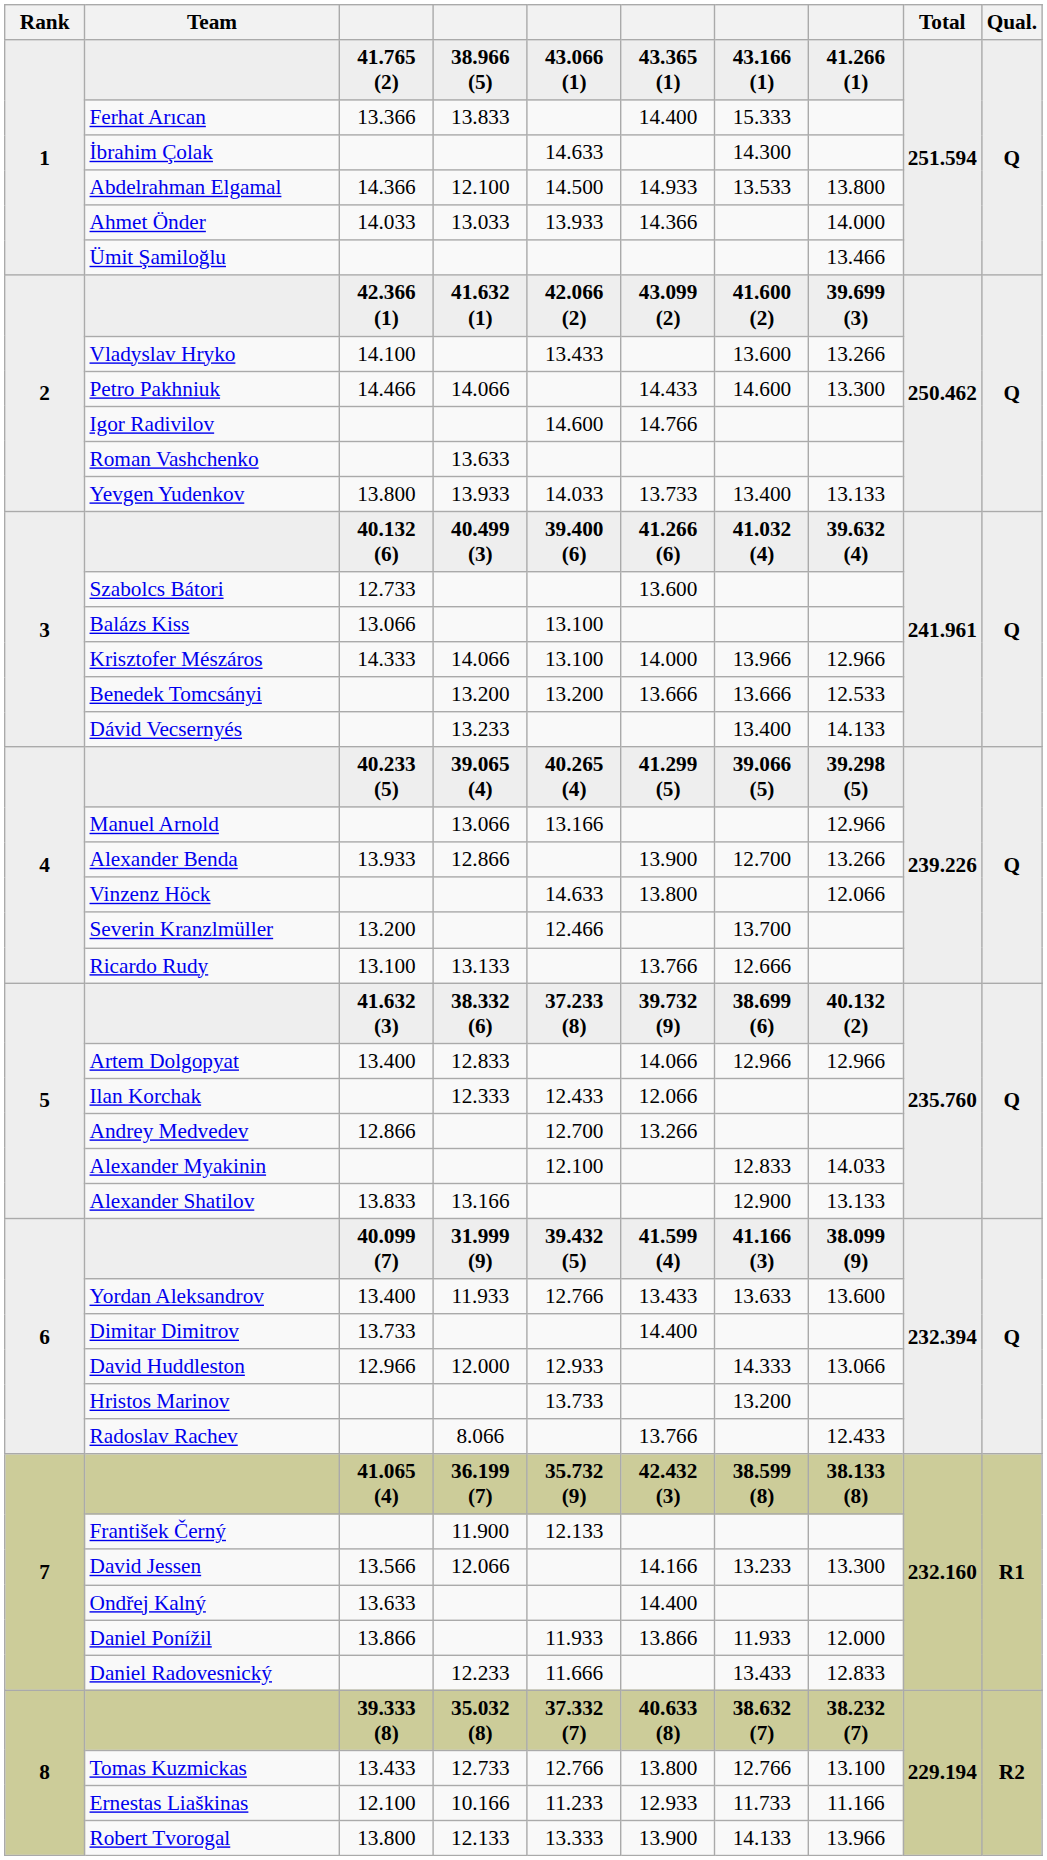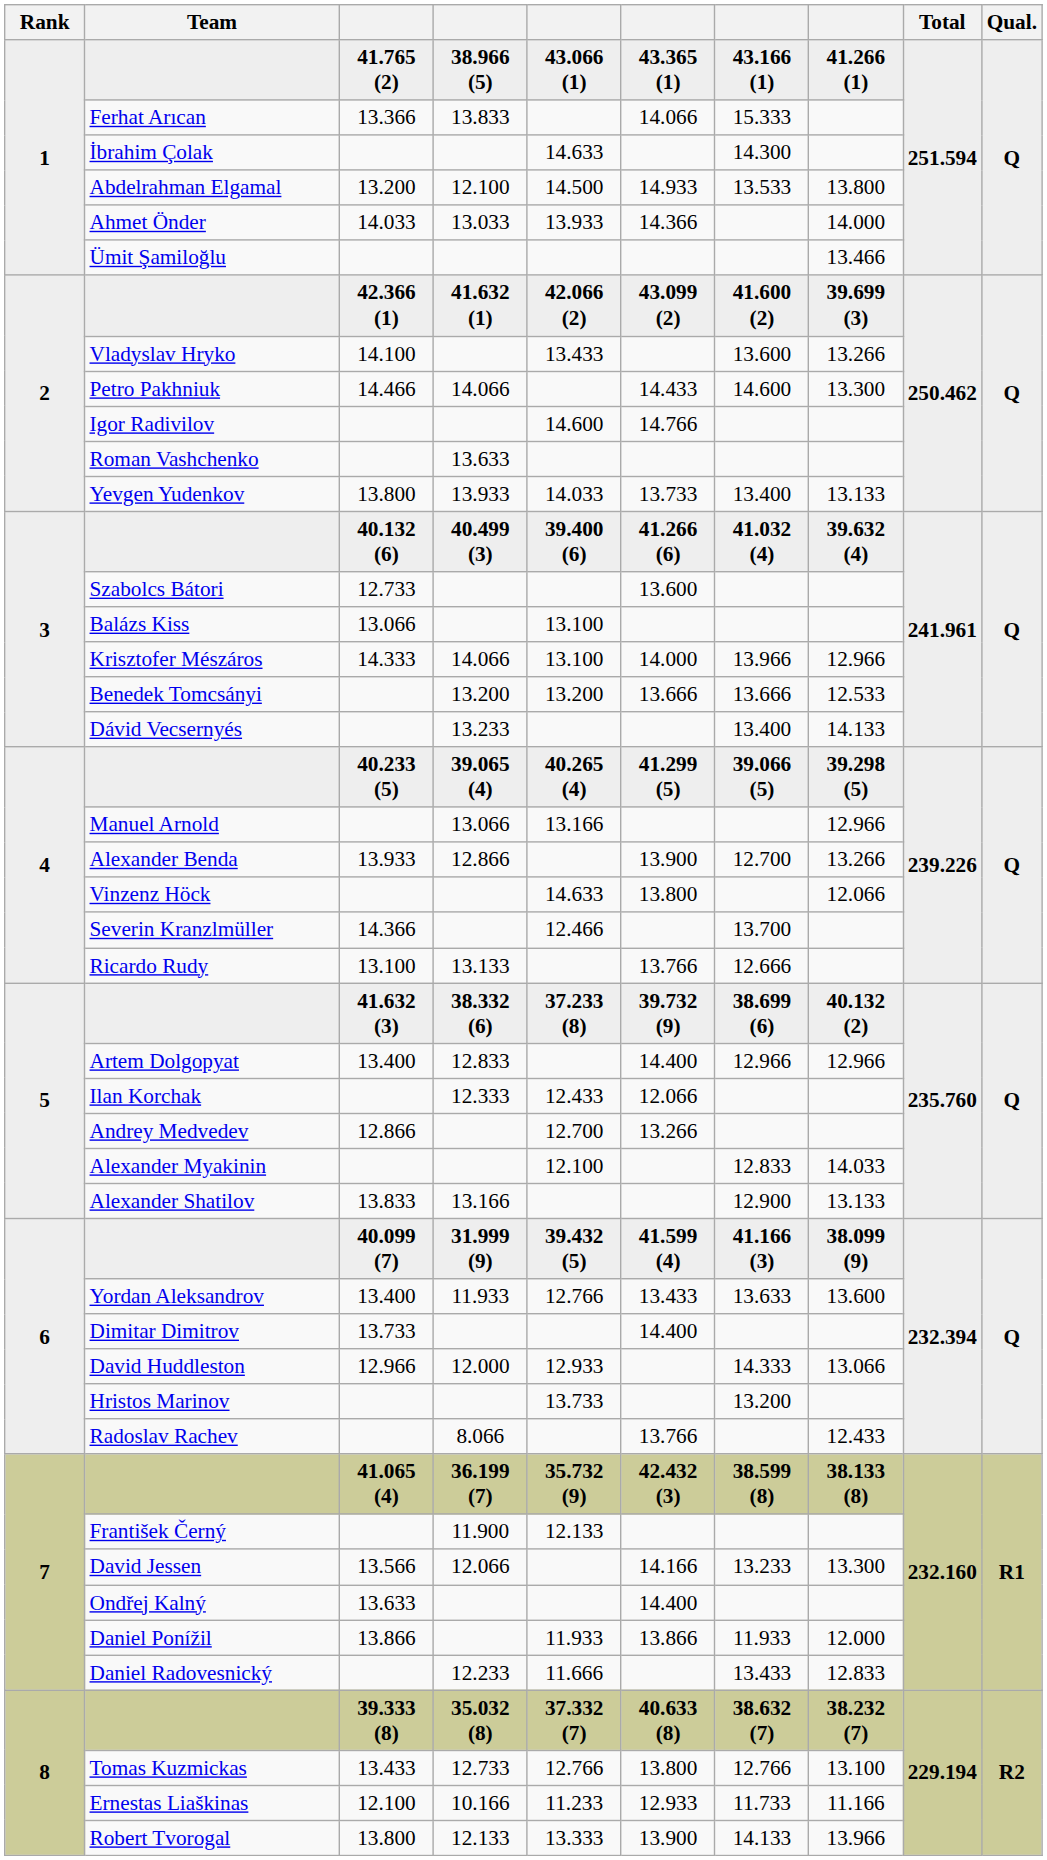(668, 117) 14.400 -> (668, 117) 14.066
(386, 187) 14.366 -> (386, 187) 13.200
(386, 930) 13.200 -> (386, 930) 14.366
(668, 1060) 14.066 -> (668, 1060) 14.400
